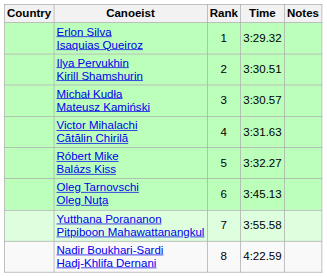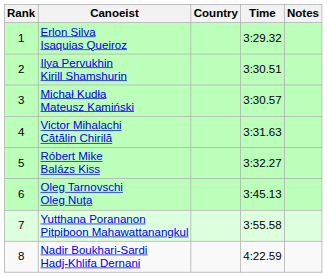columns swapped: (224, 13) <-> (29, 13)
